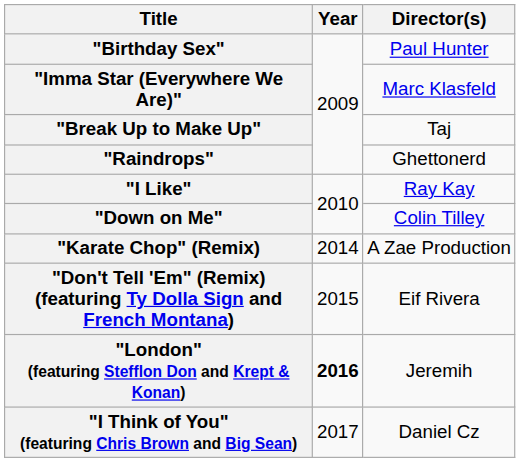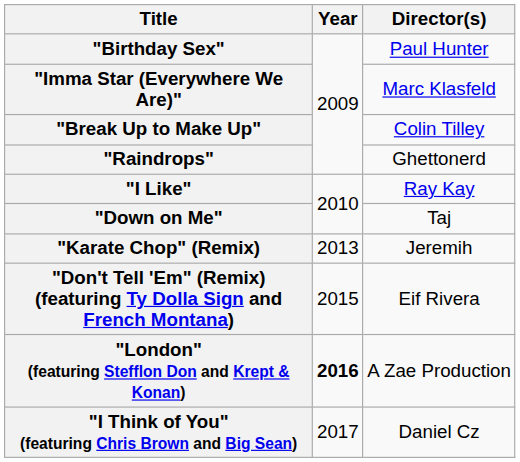(439, 129) Taj -> (439, 129) Colin Tilley
(439, 218) Colin Tilley -> (439, 218) Taj
(338, 248) 2014 -> (338, 248) 2013
(439, 248) A Zae Production -> (439, 248) Jeremih
(439, 370) Jeremih -> (439, 370) A Zae Production
